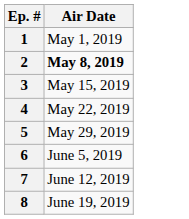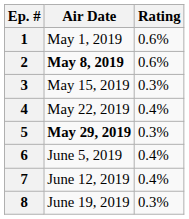+ column: (159, 16)
(88, 132) normal -> (89, 132) bold
